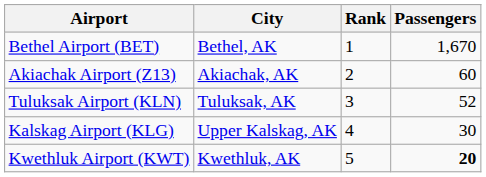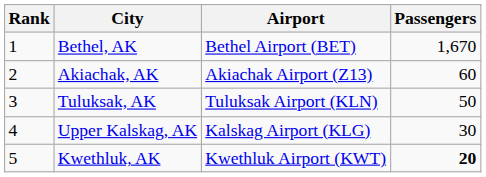columns swapped: (366, 18) <-> (99, 18)
(468, 102) 52 -> (468, 102) 50
